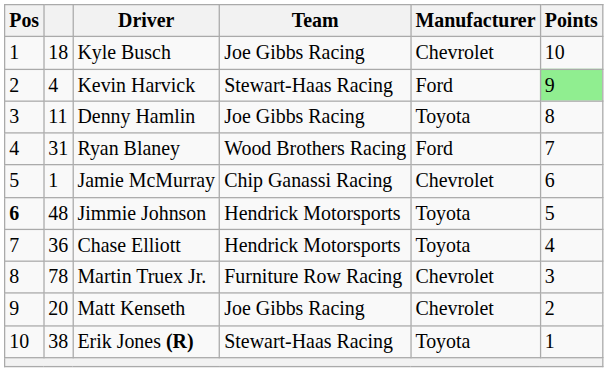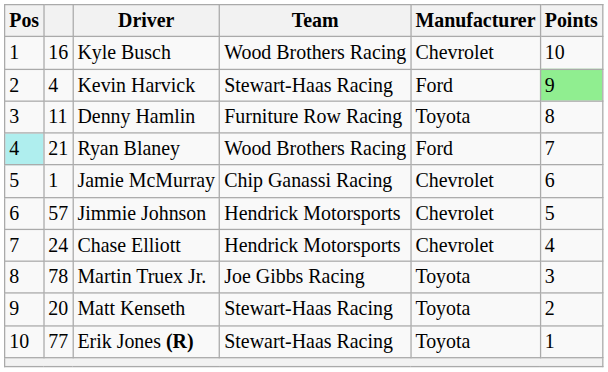(58, 52) 18 -> (58, 52) 16
(294, 52) Joe Gibbs Racing -> (315, 52) Wood Brothers Racing
(294, 116) Joe Gibbs Racing -> (313, 116) Furniture Row Racing
(14, 148) no background -> (14, 148) paleturquoise background
(58, 148) 31 -> (58, 148) 21
(14, 212) bold -> (14, 212) normal
(58, 212) 48 -> (58, 212) 57
(443, 212) Toyota -> (455, 212) Chevrolet
(58, 244) 36 -> (58, 244) 24
(443, 244) Toyota -> (455, 244) Chevrolet
(313, 276) Furniture Row Racing -> (294, 276) Joe Gibbs Racing
(455, 276) Chevrolet -> (443, 276) Toyota
(294, 308) Joe Gibbs Racing -> (309, 308) Stewart-Haas Racing
(455, 308) Chevrolet -> (443, 308) Toyota
(58, 340) 38 -> (58, 340) 77
